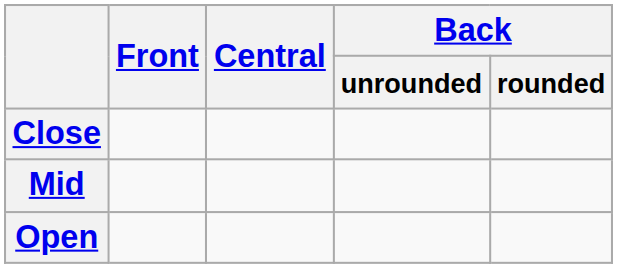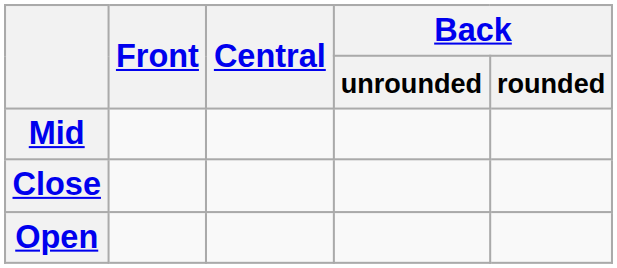rows swapped: (57, 133) <-> (57, 184)
